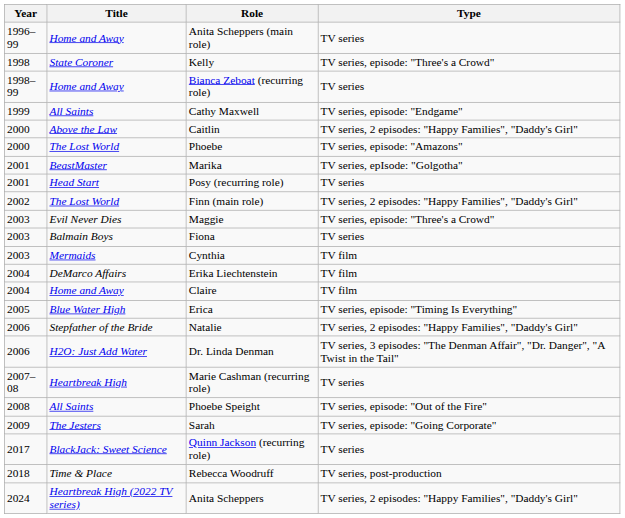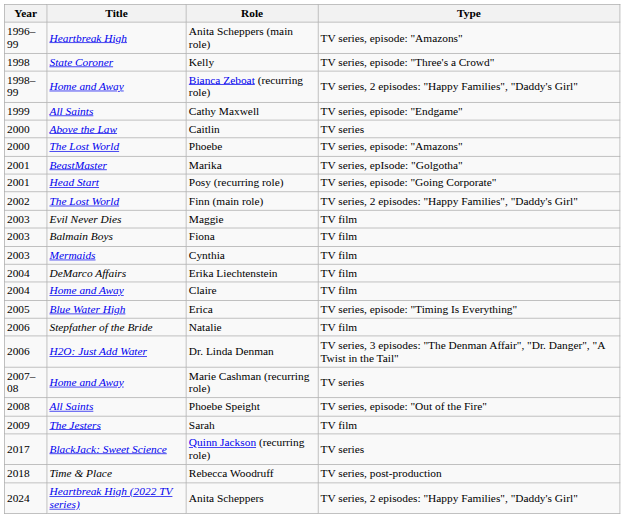(87, 37) Home and Away -> (88, 37) Heartbreak High
(342, 37) TV series -> (392, 37) TV series, episode: "Amazons"
(342, 86) TV series -> (449, 86) TV series, 2 episodes: "Happy Families", "Daddy's Girl"
(449, 129) TV series, 2 episodes: "Happy Families", "Daddy's Girl" -> (342, 129) TV series
(342, 183) TV series -> (408, 183) TV series, episode: "Going Corporate"
(407, 219) TV series, episode: "Three's a Crowd" -> (339, 219) TV film
(342, 237) TV series -> (339, 237) TV film
(449, 327) TV series, 2 episodes: "Happy Families", "Daddy's Girl" -> (339, 327) TV film
(88, 382) Heartbreak High -> (87, 382) Home and Away
(408, 424) TV series, episode: "Going Corporate" -> (339, 424) TV film
